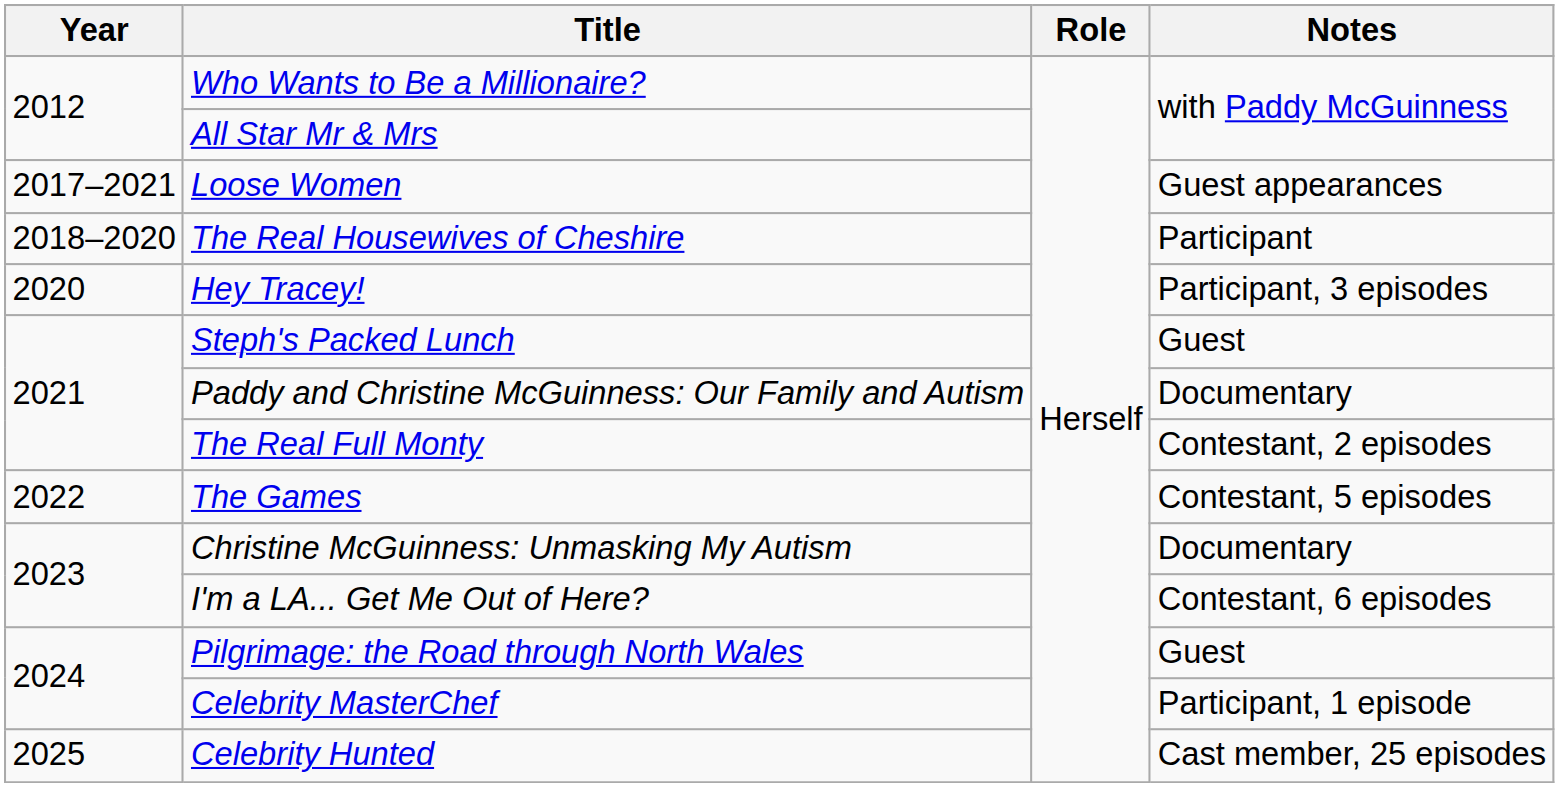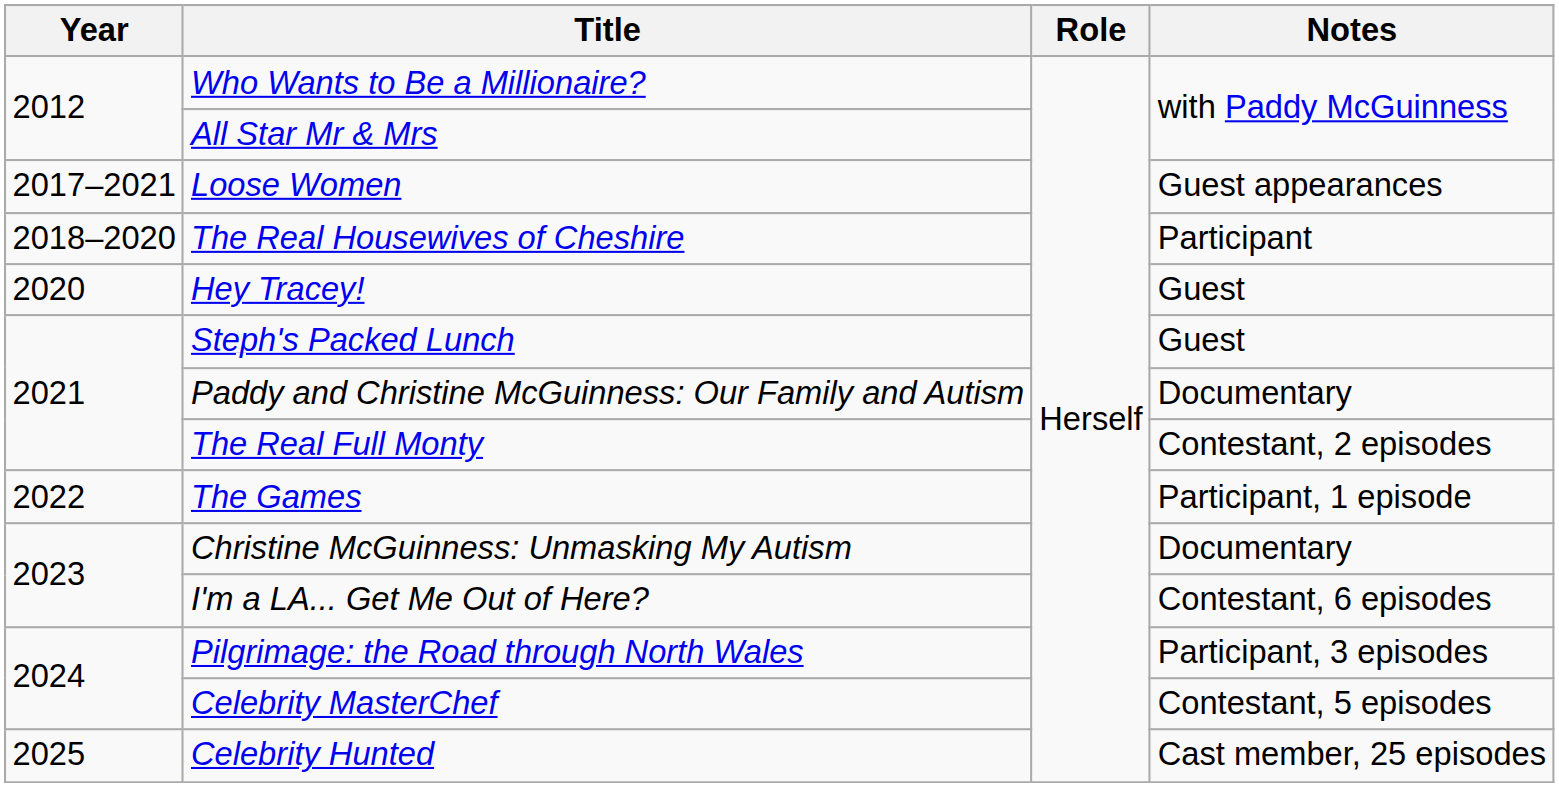(1323, 289) Participant, 3 episodes -> (1201, 289) Guest
(1325, 496) Contestant, 5 episodes -> (1315, 496) Participant, 1 episode
(1201, 651) Guest -> (1323, 651) Participant, 3 episodes
(1315, 703) Participant, 1 episode -> (1325, 703) Contestant, 5 episodes
